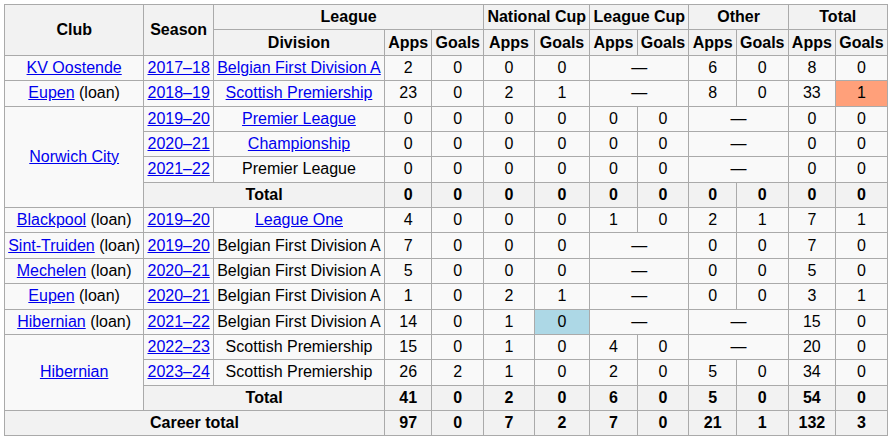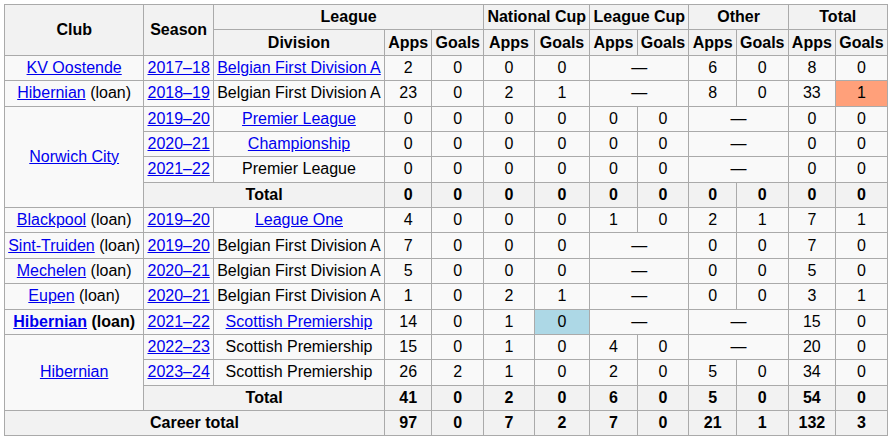(74, 93) Eupen (loan) -> (74, 93) Hibernian (loan)
(299, 93) Scottish Premiership -> (299, 93) Belgian First Division A
(74, 321) normal -> (74, 321) bold
(299, 321) Belgian First Division A -> (299, 321) Scottish Premiership
